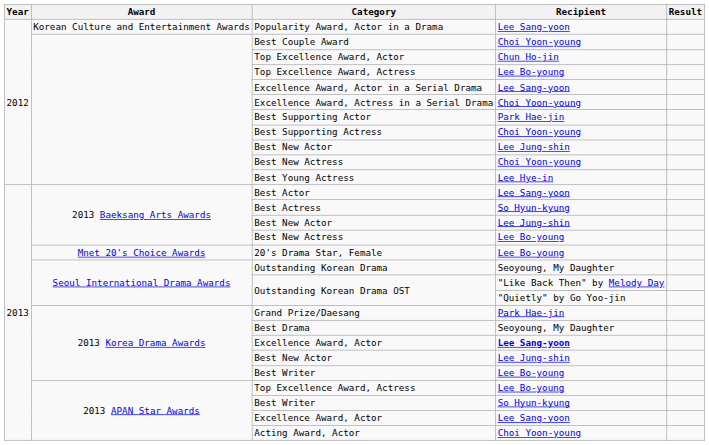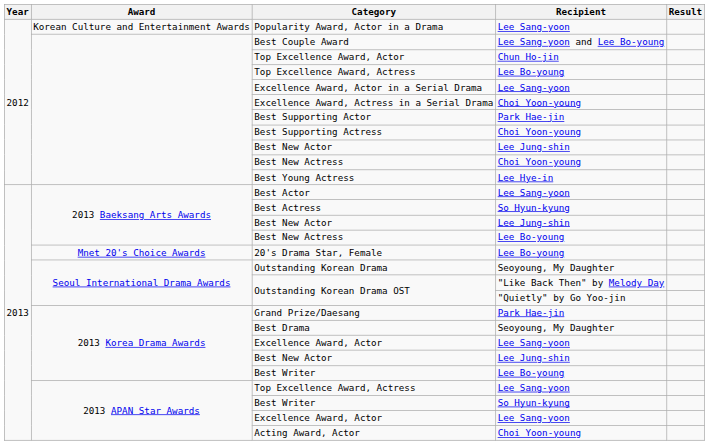(539, 42) Choi Yoon-young -> (581, 42) Lee Sang-yoon and Lee Bo-young
(534, 343) bold -> (534, 343) normal
(531, 388) Lee Bo-young -> (534, 388) Lee Sang-yoon
